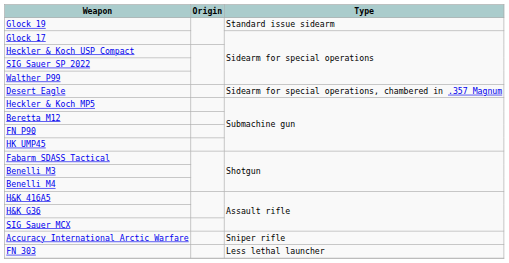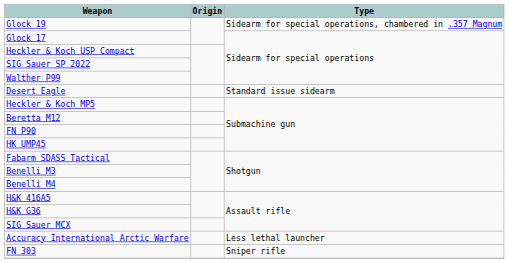(280, 24) Standard issue sidearm -> (364, 24) Sidearm for special operations, chambered in .357 Magnum
(364, 91) Sidearm for special operations, chambered in .357 Magnum -> (280, 91) Standard issue sidearm
(256, 238) Sniper rifle -> (275, 238) Less lethal launcher
(275, 251) Less lethal launcher -> (256, 251) Sniper rifle
